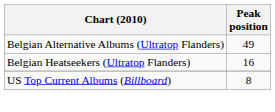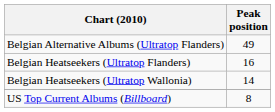+ row: (99, 80)
